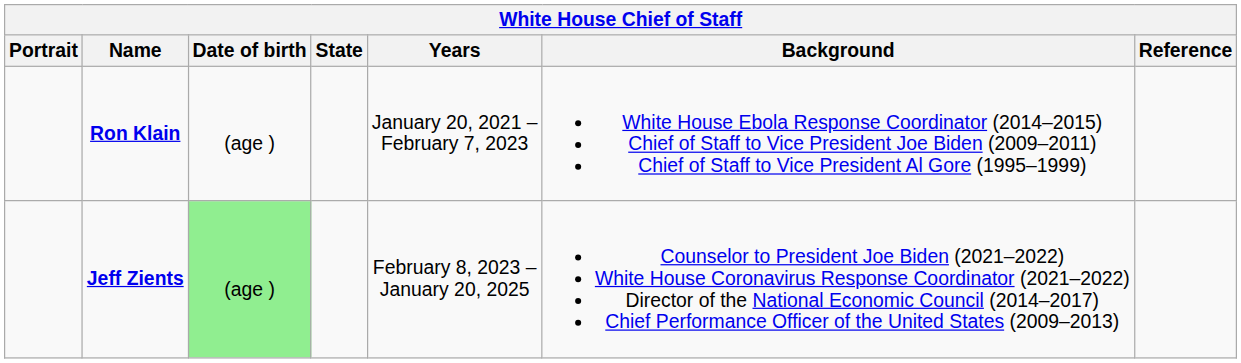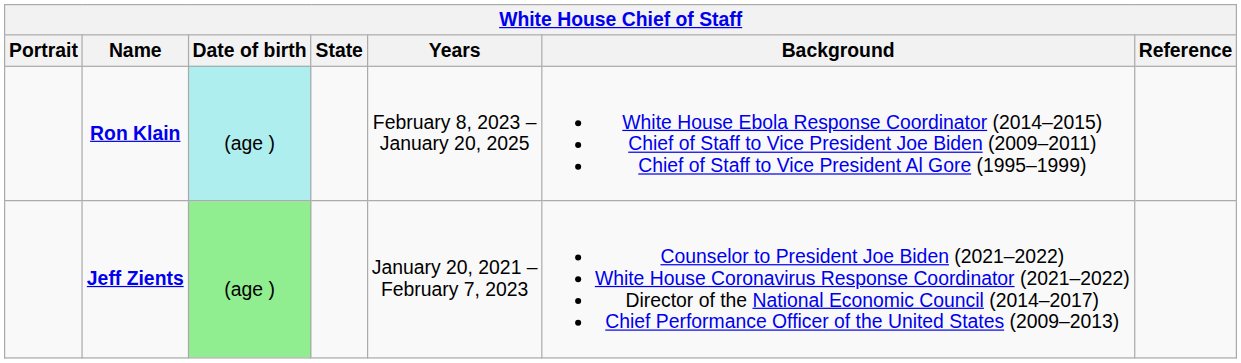(250, 144) no background -> (250, 144) paleturquoise background
(455, 133) January 20, 2021 – February 7, 2023 -> (455, 133) February 8, 2023 – January 20, 2025
(455, 278) February 8, 2023 – January 20, 2025 -> (455, 278) January 20, 2021 – February 7, 2023
